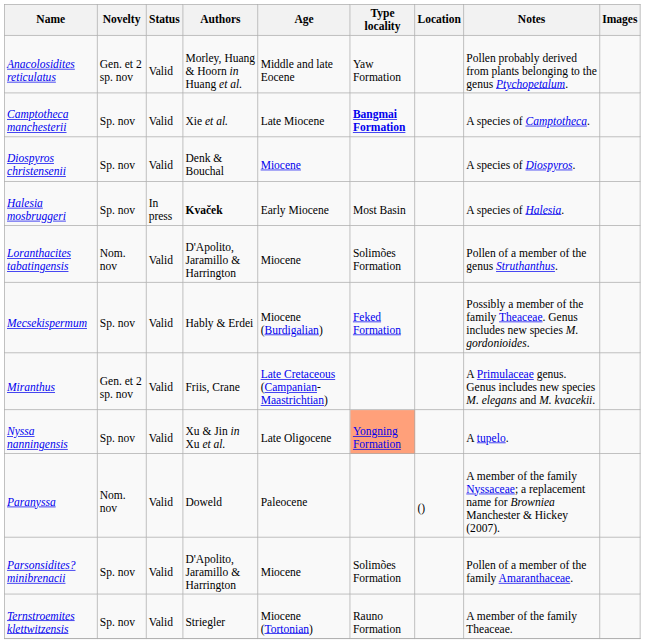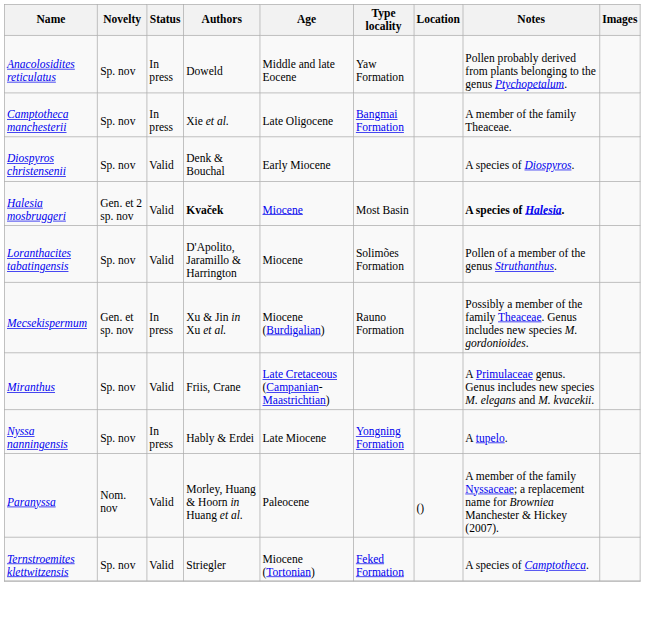(121, 70) Gen. et 2 sp. nov -> (118, 70) Sp. nov
(161, 70) Valid -> (161, 70) In press
(220, 70) Morley, Huang & Hoorn in Huang et al. -> (204, 70) Doweld
(161, 121) Valid -> (161, 121) In press
(292, 121) Late Miocene -> (298, 121) Late Oligocene
(379, 121) bold -> (380, 121) normal
(528, 121) A species of Camptotheca. -> (521, 121) A member of the family Theaceae.
(281, 165) Miocene -> (297, 165) Early Miocene
(117, 209) Sp. nov -> (121, 209) Gen. et 2 sp. nov
(160, 209) In press -> (162, 209) Valid
(295, 209) Early Miocene -> (283, 209) Miocene
(515, 209) normal -> (515, 209) bold
(113, 260) Nom. nov -> (118, 260) Sp. nov
(117, 324) Sp. nov -> (117, 324) Gen. et sp. nov
(161, 324) Valid -> (161, 324) In press
(219, 324) Hably & Erdei -> (213, 324) Xu & Jin in Xu et al.
(377, 324) Feked Formation -> (380, 324) Rauno Formation
(121, 387) Gen. et 2 sp. nov -> (118, 387) Sp. nov
(161, 438) Valid -> (161, 438) In press
(212, 438) Xu & Jin in Xu et al. -> (220, 438) Hably & Erdei
(296, 438) Late Oligocene -> (294, 438) Late Miocene
(377, 438) lightsalmon background -> (380, 438) no background
(204, 502) Doweld -> (221, 502) Morley, Huang & Hoorn in Huang et al.
- row: (41, 572)
(377, 622) Rauno Formation -> (380, 565) Feked Formation
(522, 622) A member of the family Theaceae. -> (527, 565) A species of Camptotheca.
